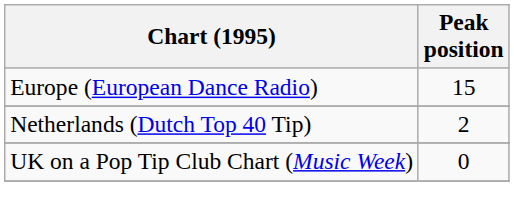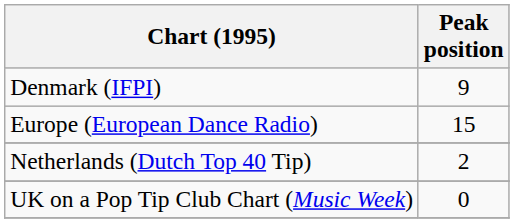+ row: (86, 86)
